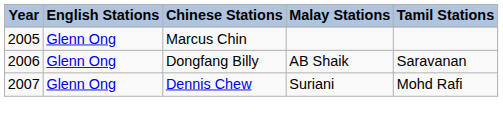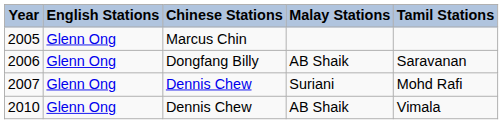+ row: (24, 107)
